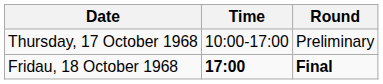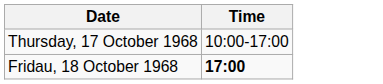- column: (335, 16)
